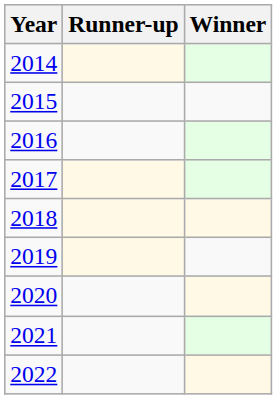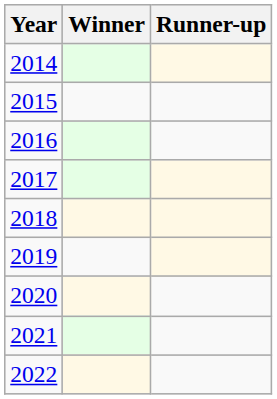columns swapped: (228, 24) <-> (123, 24)
